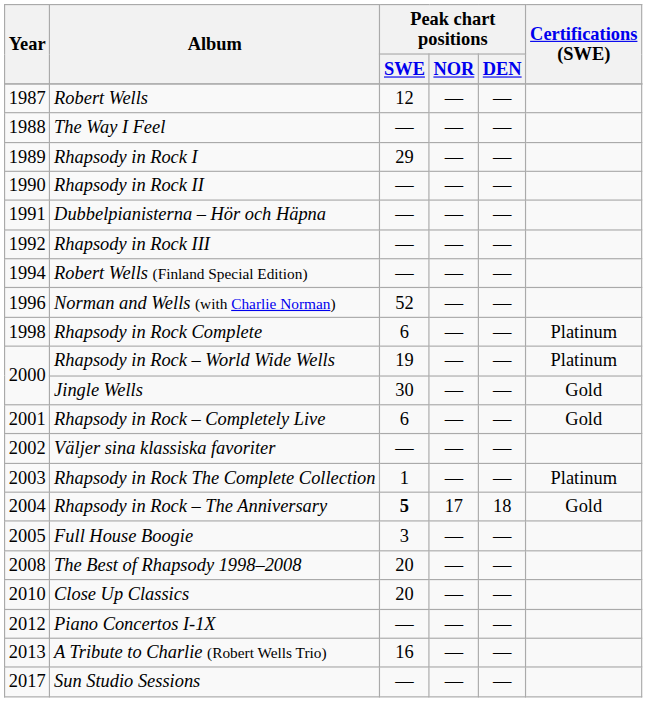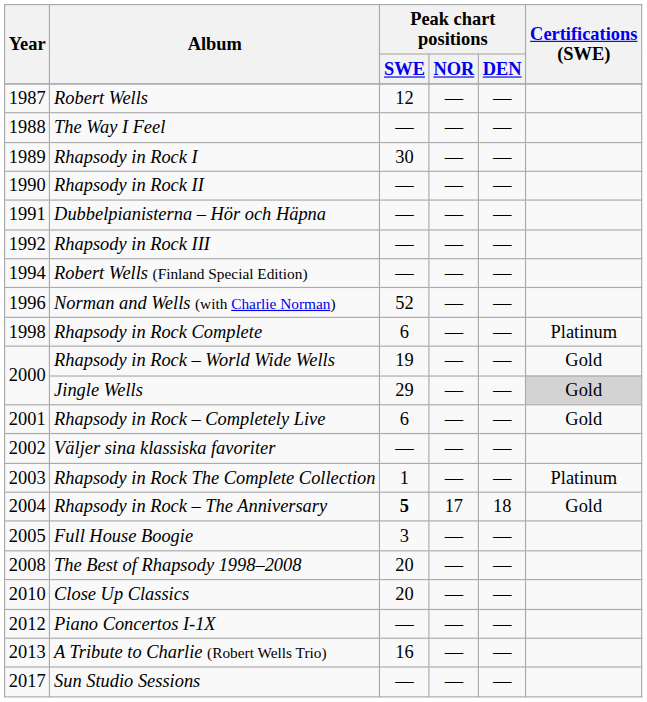(404, 156) 29 -> (404, 156) 30
(584, 360) Platinum -> (584, 360) Gold
(404, 389) 30 -> (404, 389) 29
(584, 389) no background -> (584, 389) lightgrey background
